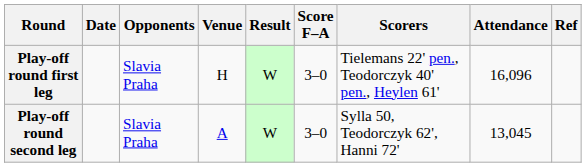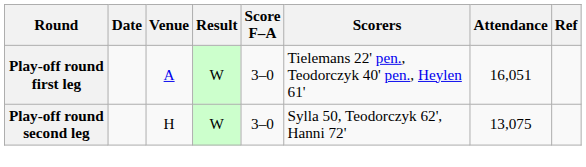- column: (159, 25)
(222, 74) H -> (169, 74) A
(511, 74) 16,096 -> (511, 74) 16,051
(222, 133) A -> (169, 124) H
(511, 133) 13,045 -> (511, 124) 13,075
